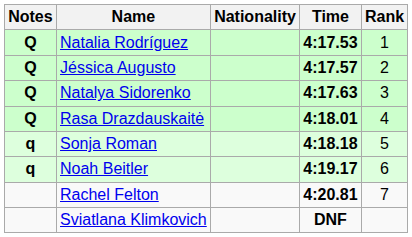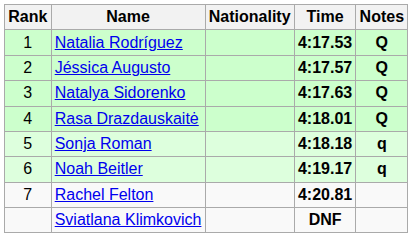columns swapped: (384, 17) <-> (30, 17)
